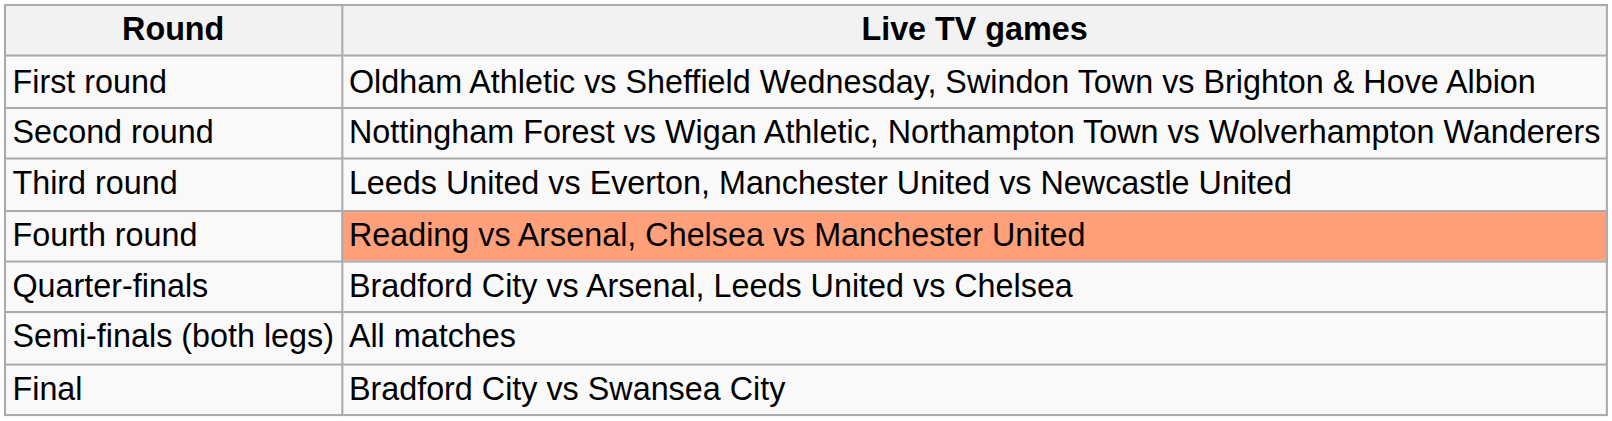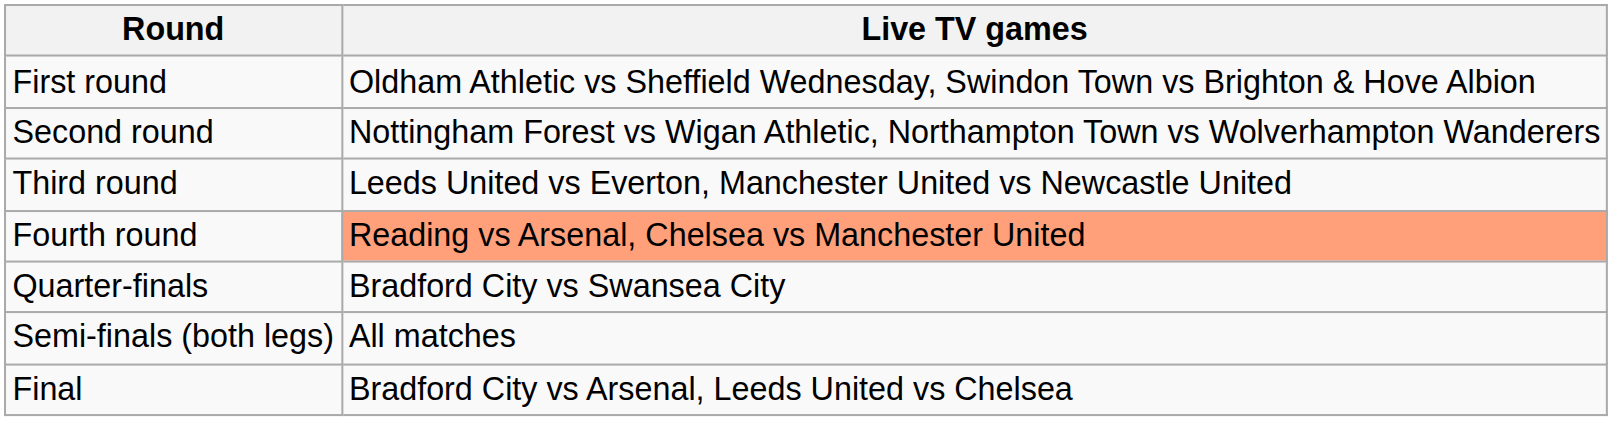(711, 286) Bradford City vs Arsenal, Leeds United vs Chelsea -> (567, 286) Bradford City vs Swansea City
(567, 388) Bradford City vs Swansea City -> (711, 388) Bradford City vs Arsenal, Leeds United vs Chelsea
